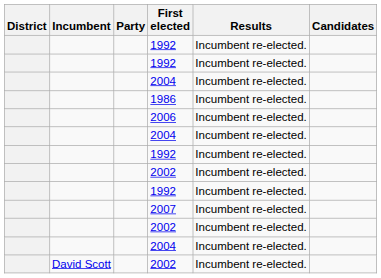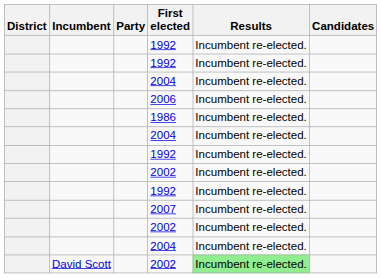rows swapped: (81, 118) <-> (81, 100)
(251, 264) no background -> (251, 264) lightgreen background
